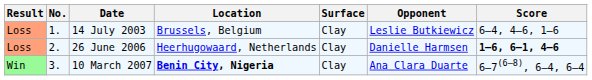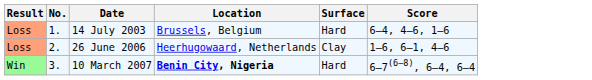- column: (422, 13)
(334, 30) Clay -> (334, 30) Hard
(519, 47) bold -> (409, 47) normal
(334, 65) Clay -> (334, 65) Hard
